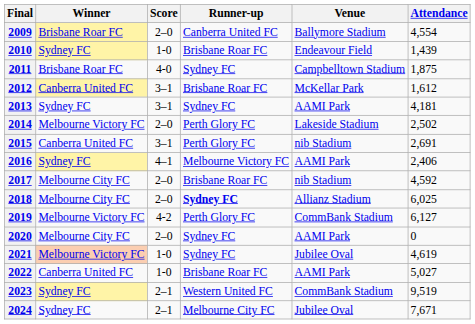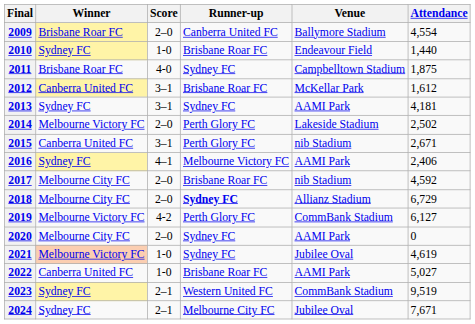(424, 50) 1,439 -> (424, 50) 1,440
(424, 143) 2,691 -> (424, 143) 2,671
(424, 198) 6,025 -> (424, 198) 6,729
